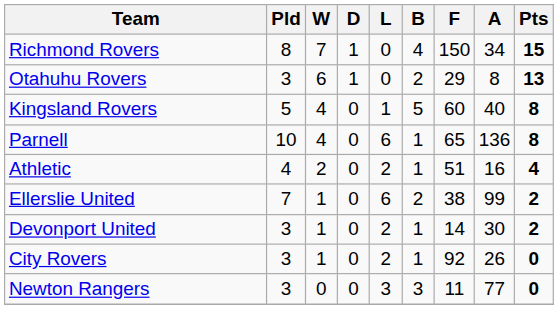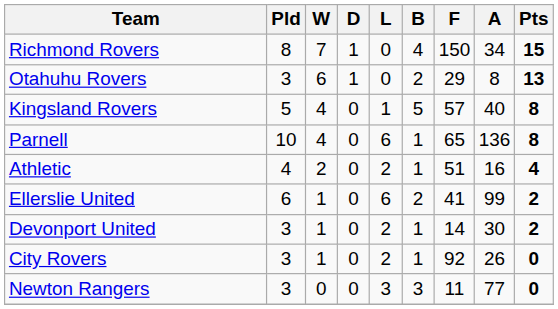(454, 109) 60 -> (454, 109) 57
(286, 199) 7 -> (286, 199) 6
(454, 199) 38 -> (454, 199) 41
